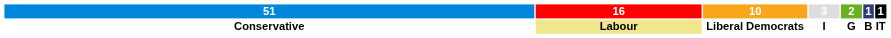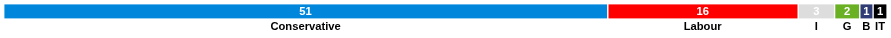- column: (755, 11)
(619, 26) khaki background -> (703, 26) no background
